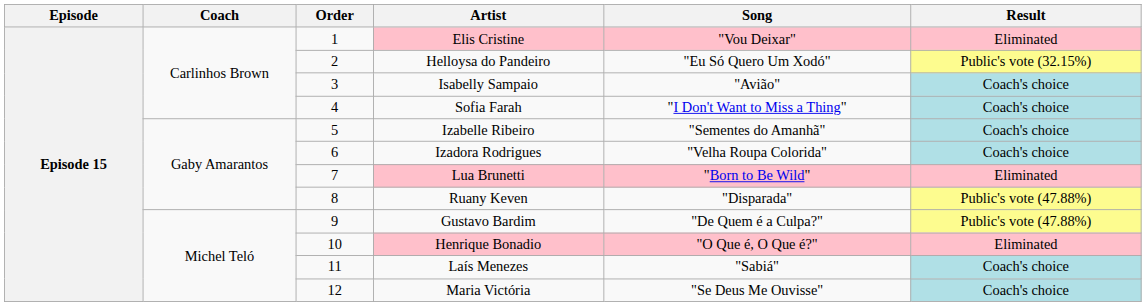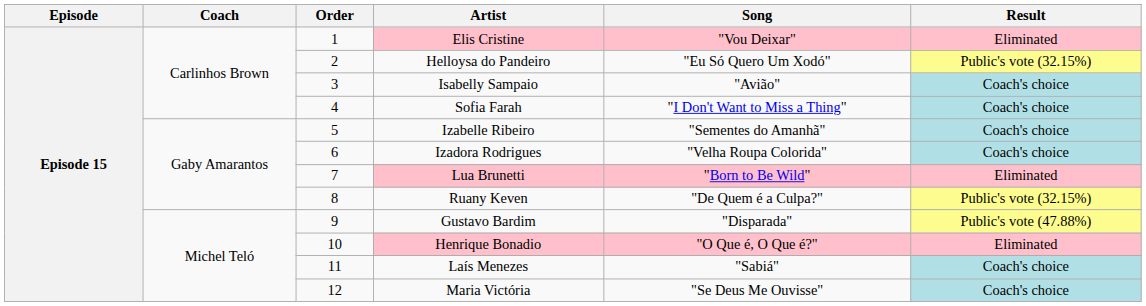(757, 198) "Disparada" -> (757, 198) "De Quem é a Culpa?"
(1026, 198) Public's vote (47.88%) -> (1026, 198) Public's vote (32.15%)
(757, 221) "De Quem é a Culpa?" -> (757, 221) "Disparada"
